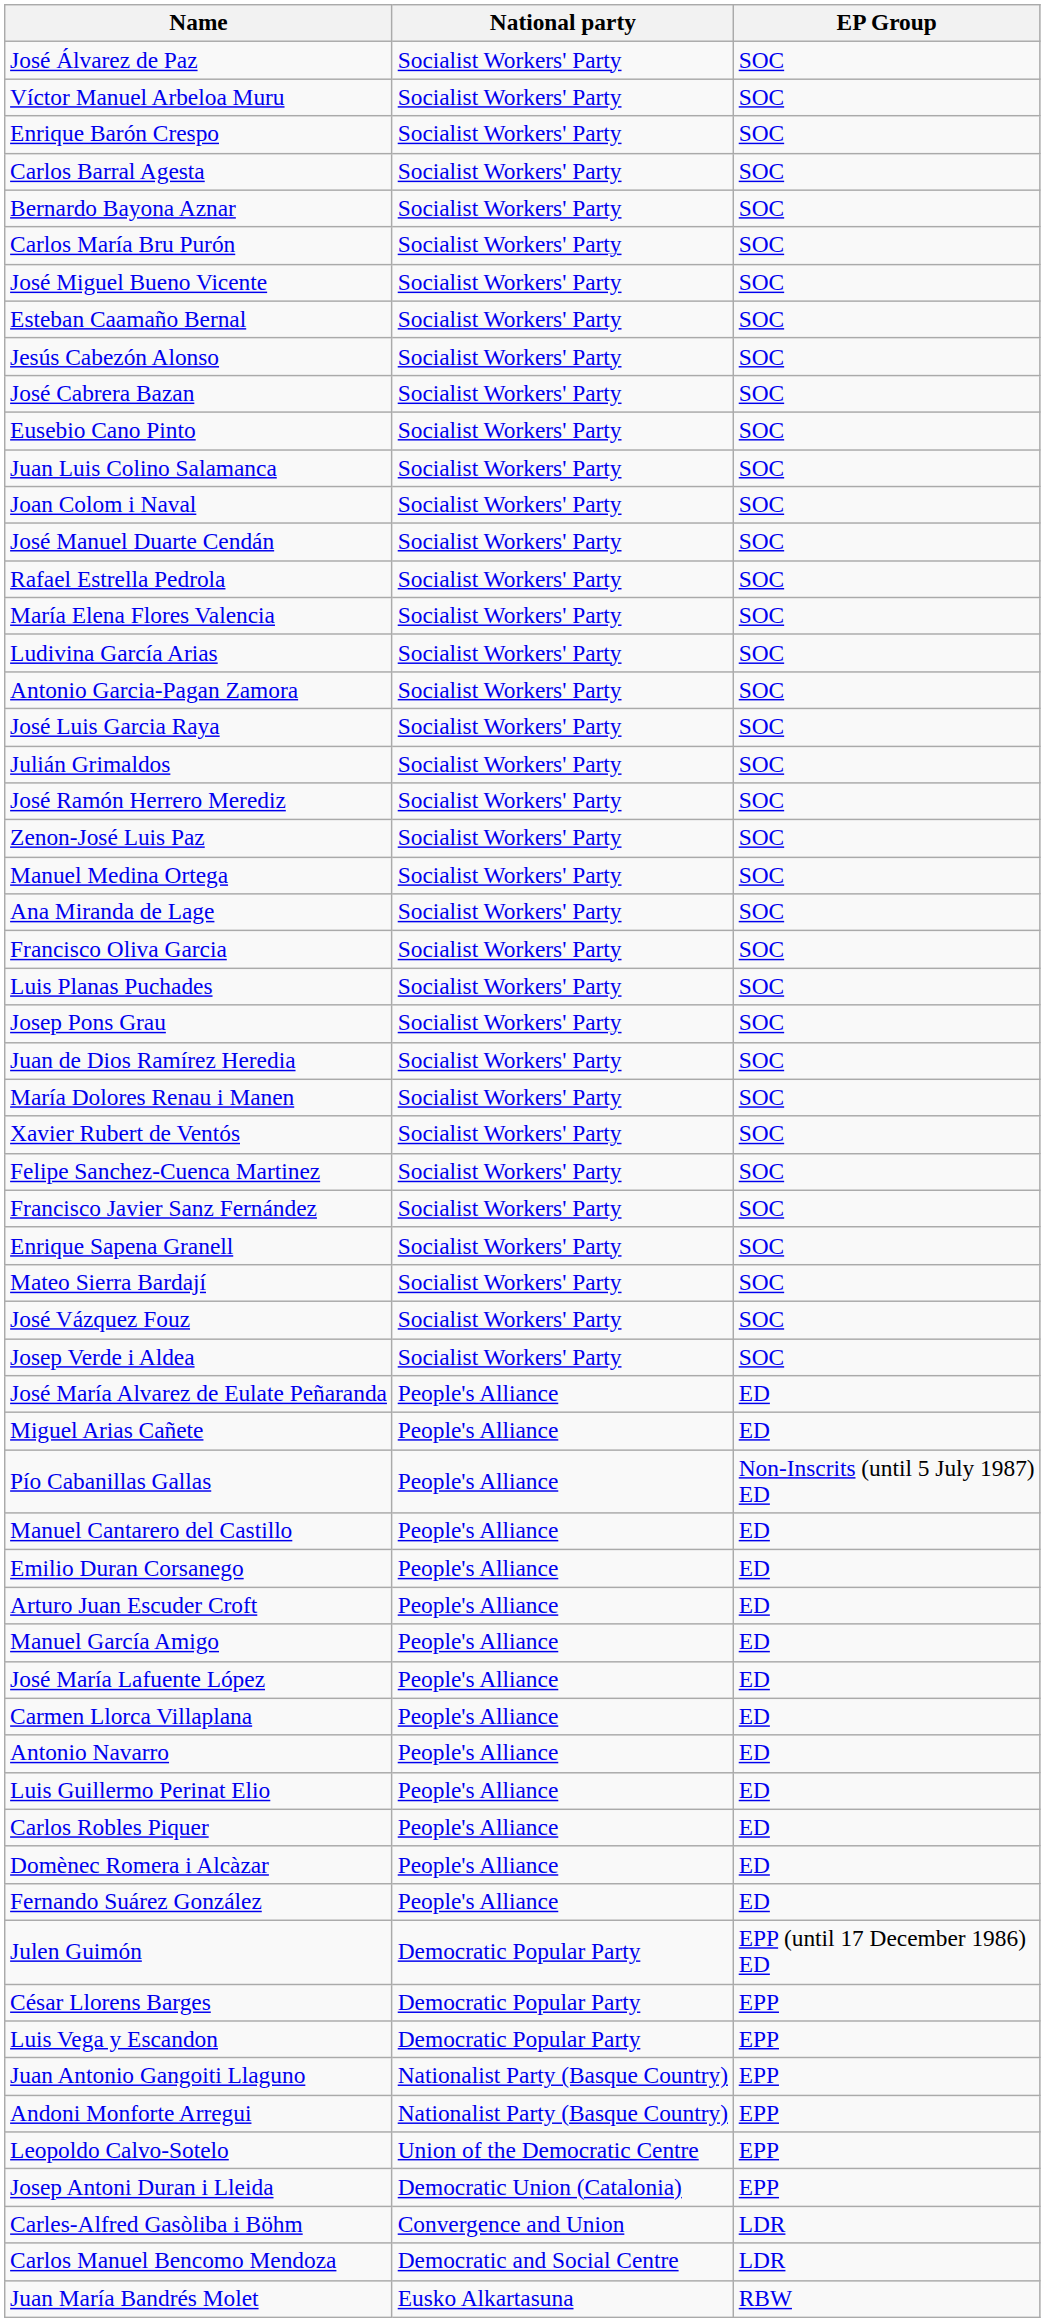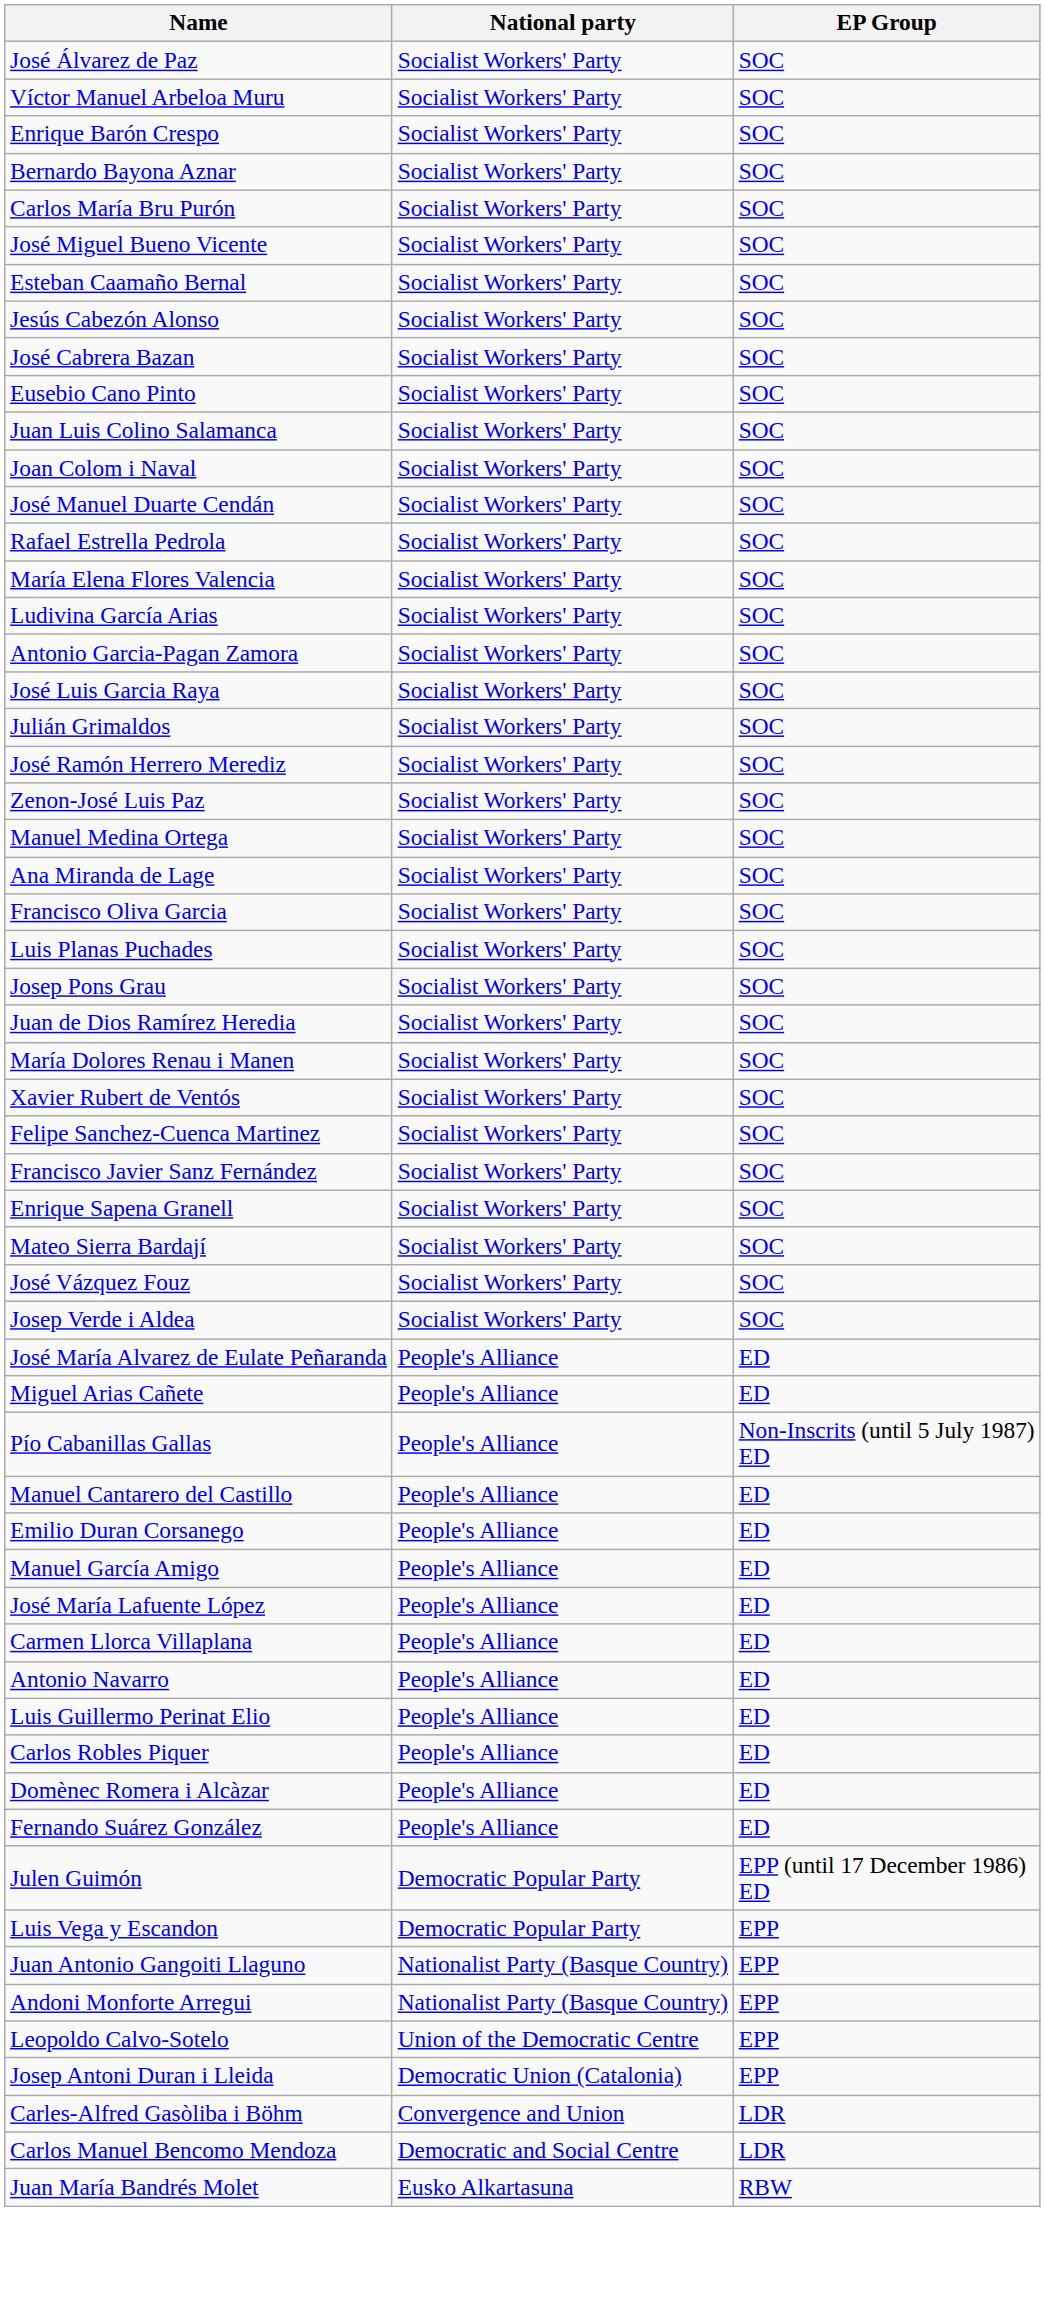- row: (107, 171)
- row: (134, 1605)
- row: (110, 2002)
